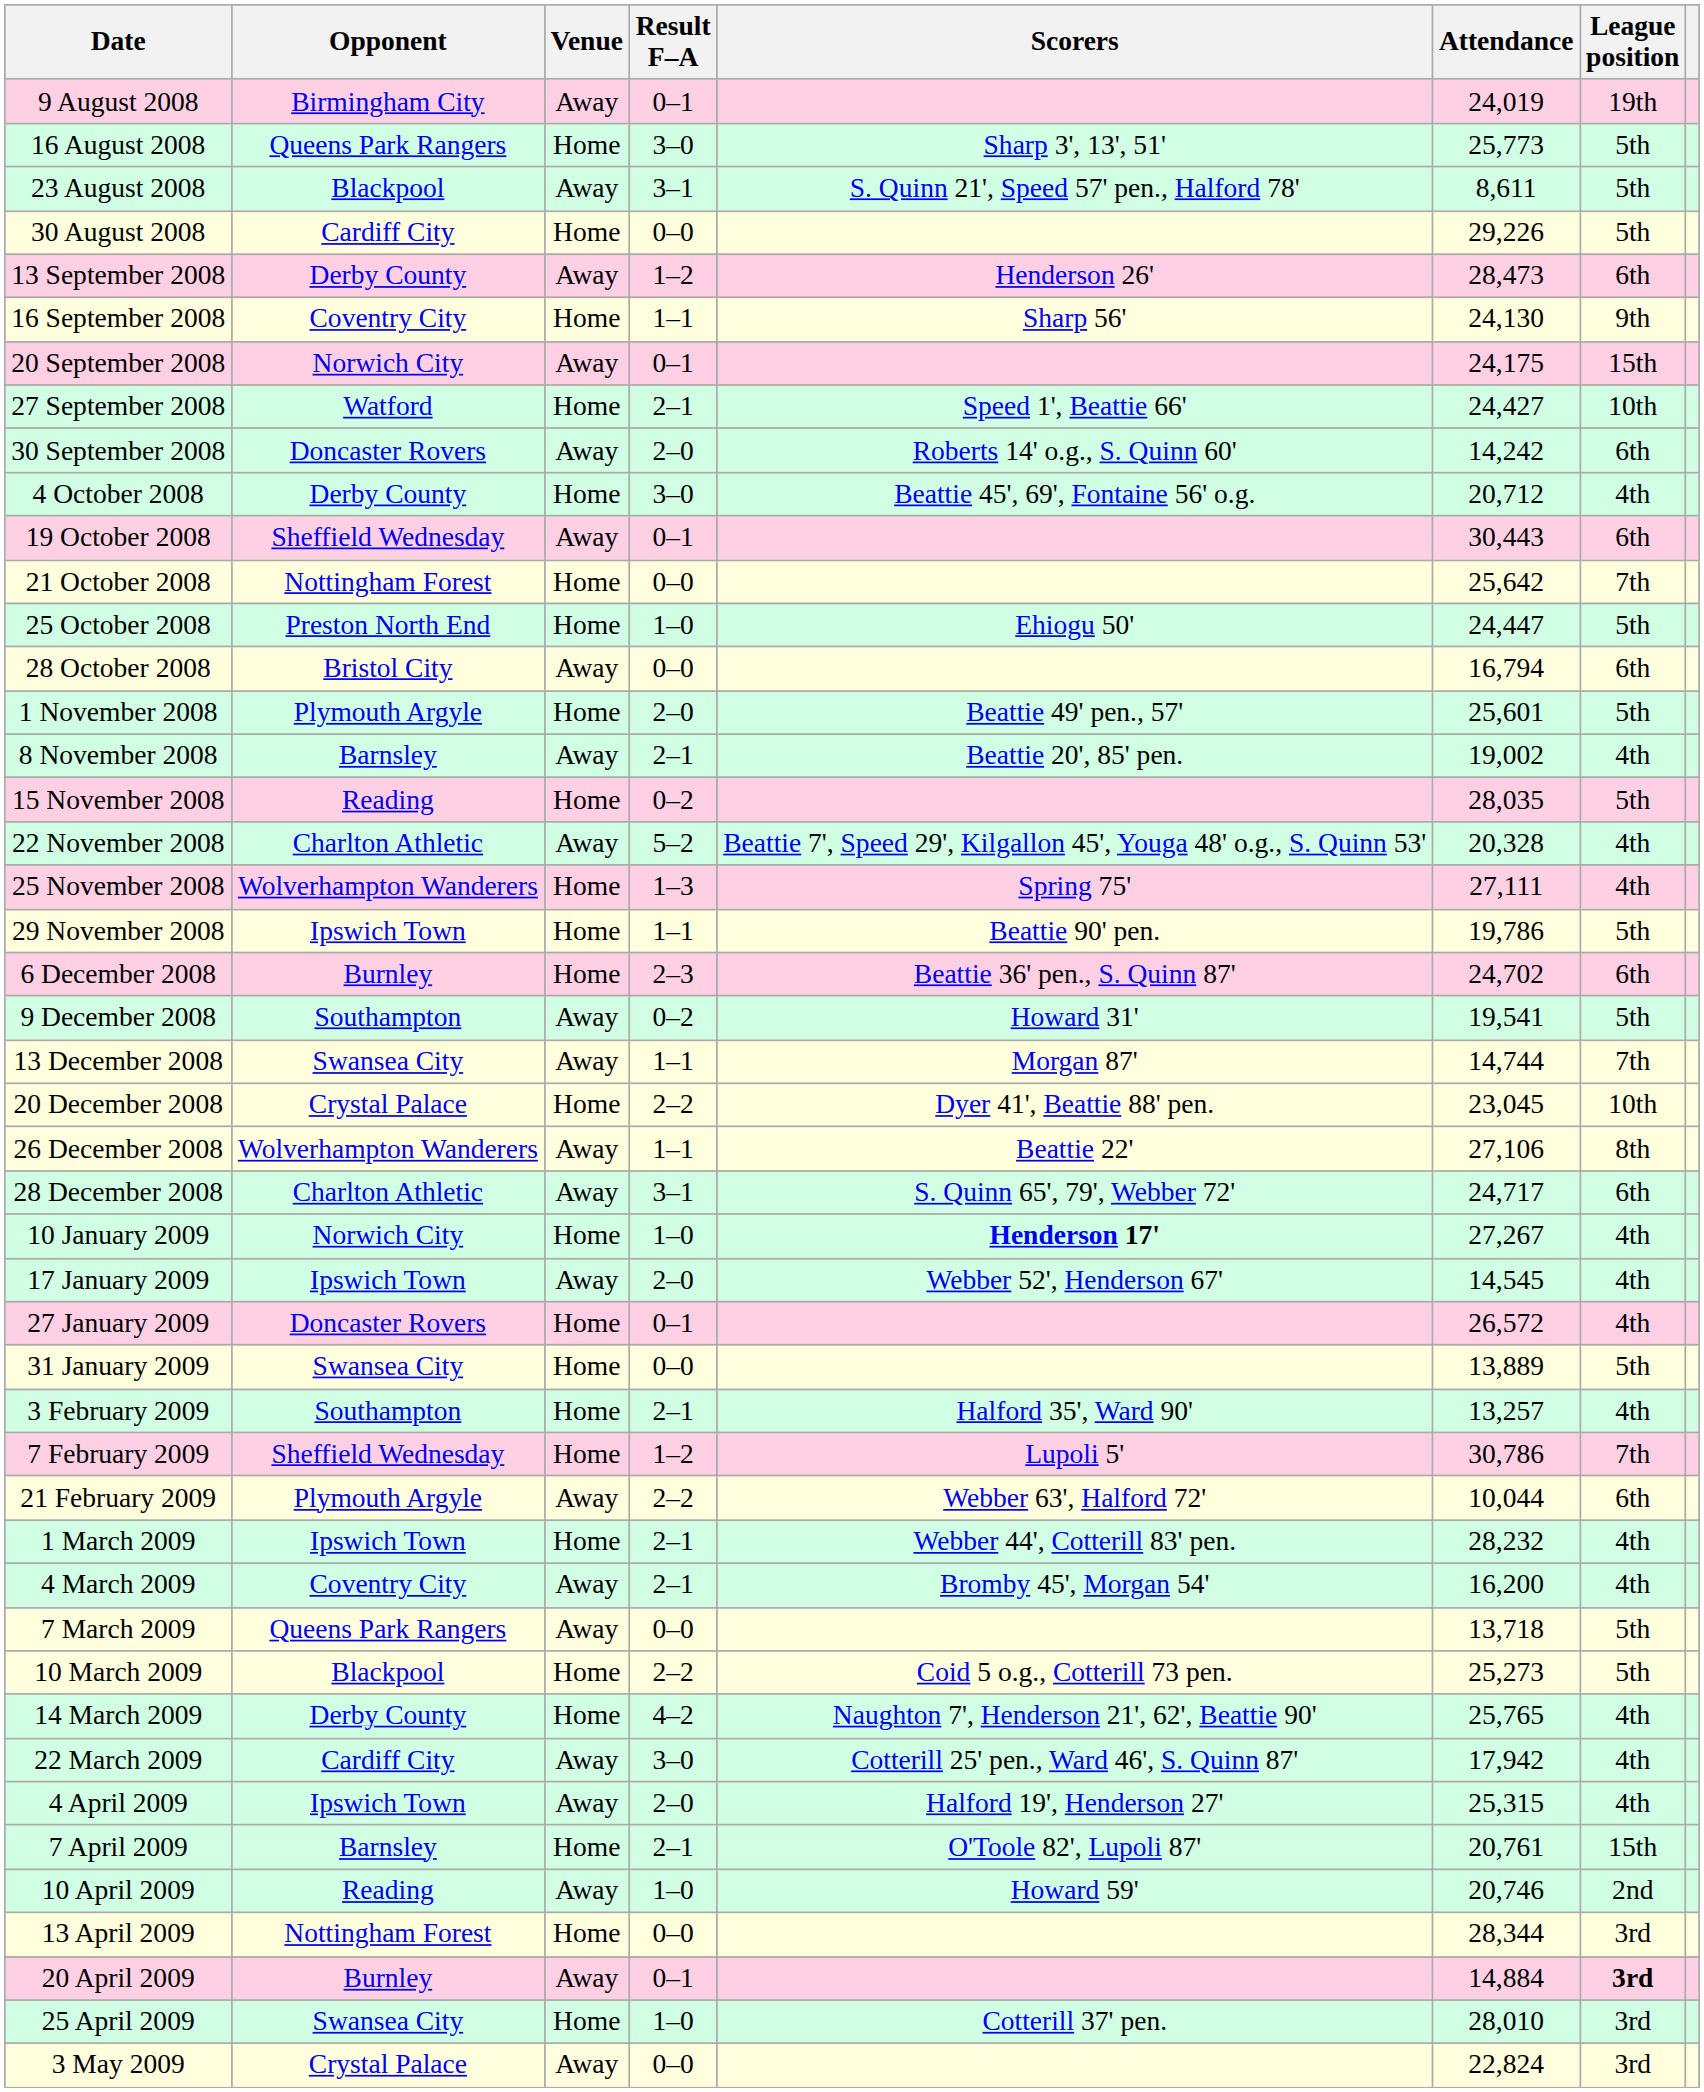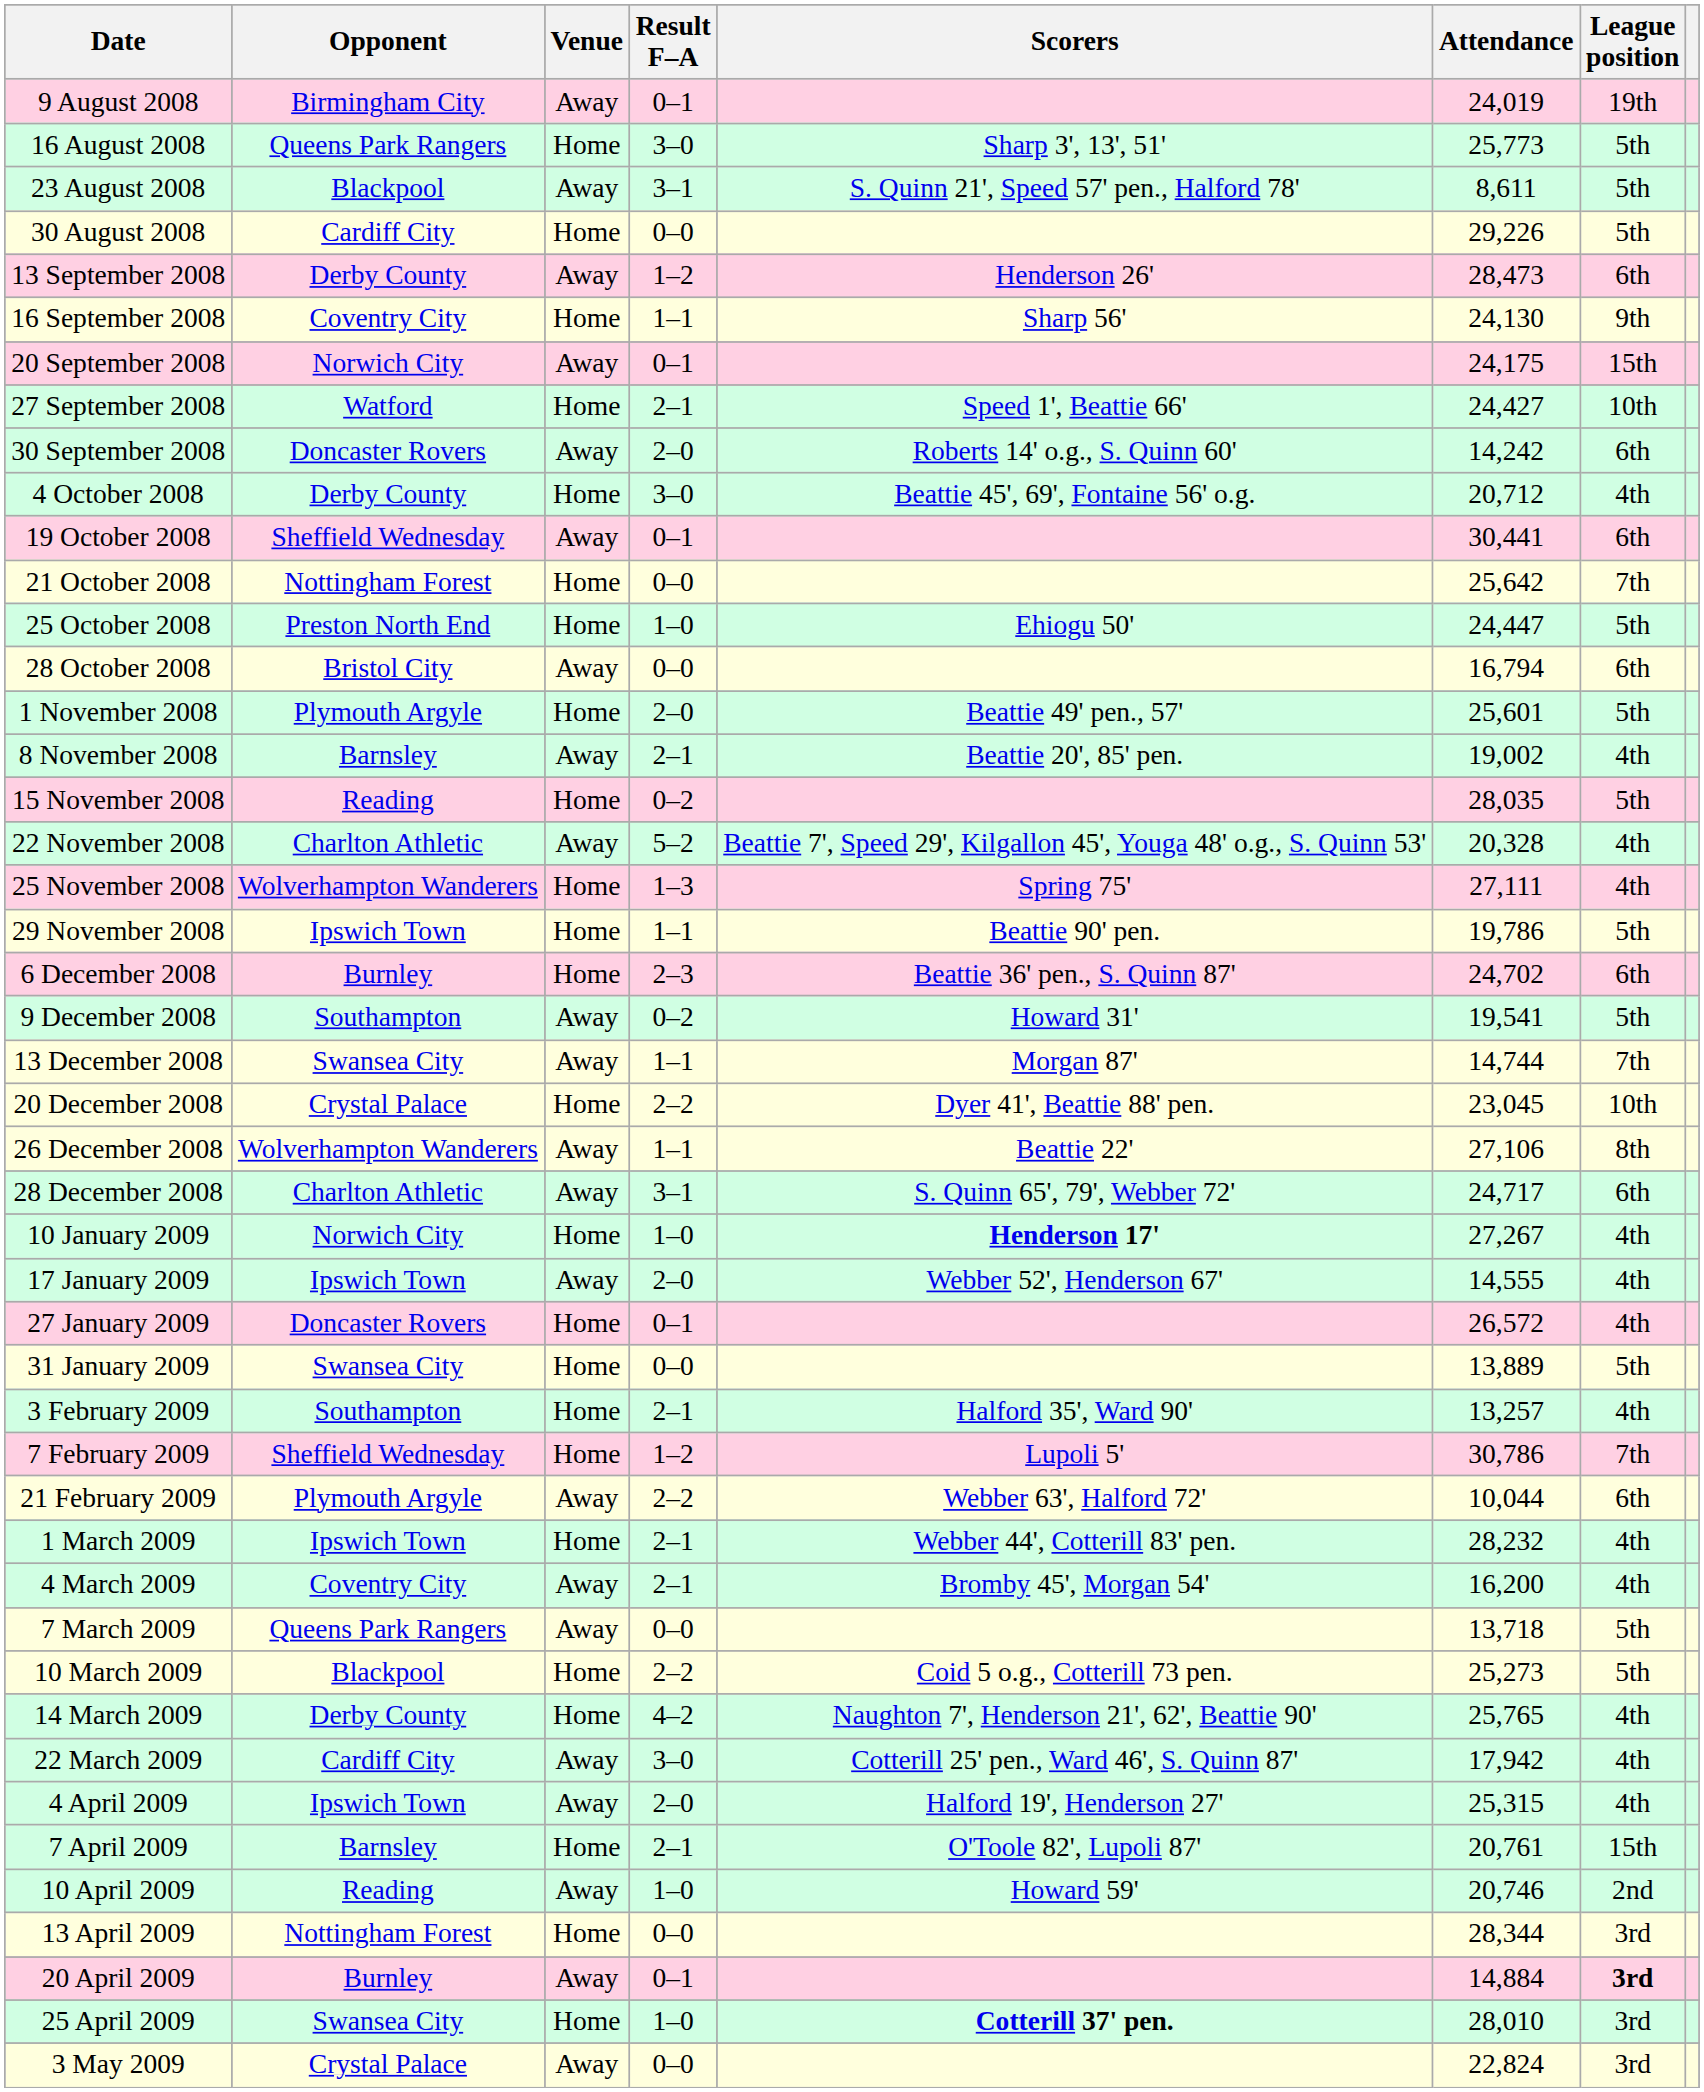(1506, 537) 30,443 -> (1506, 537) 30,441
(1506, 1279) 14,545 -> (1506, 1279) 14,555
(1075, 2021) normal -> (1075, 2021) bold
